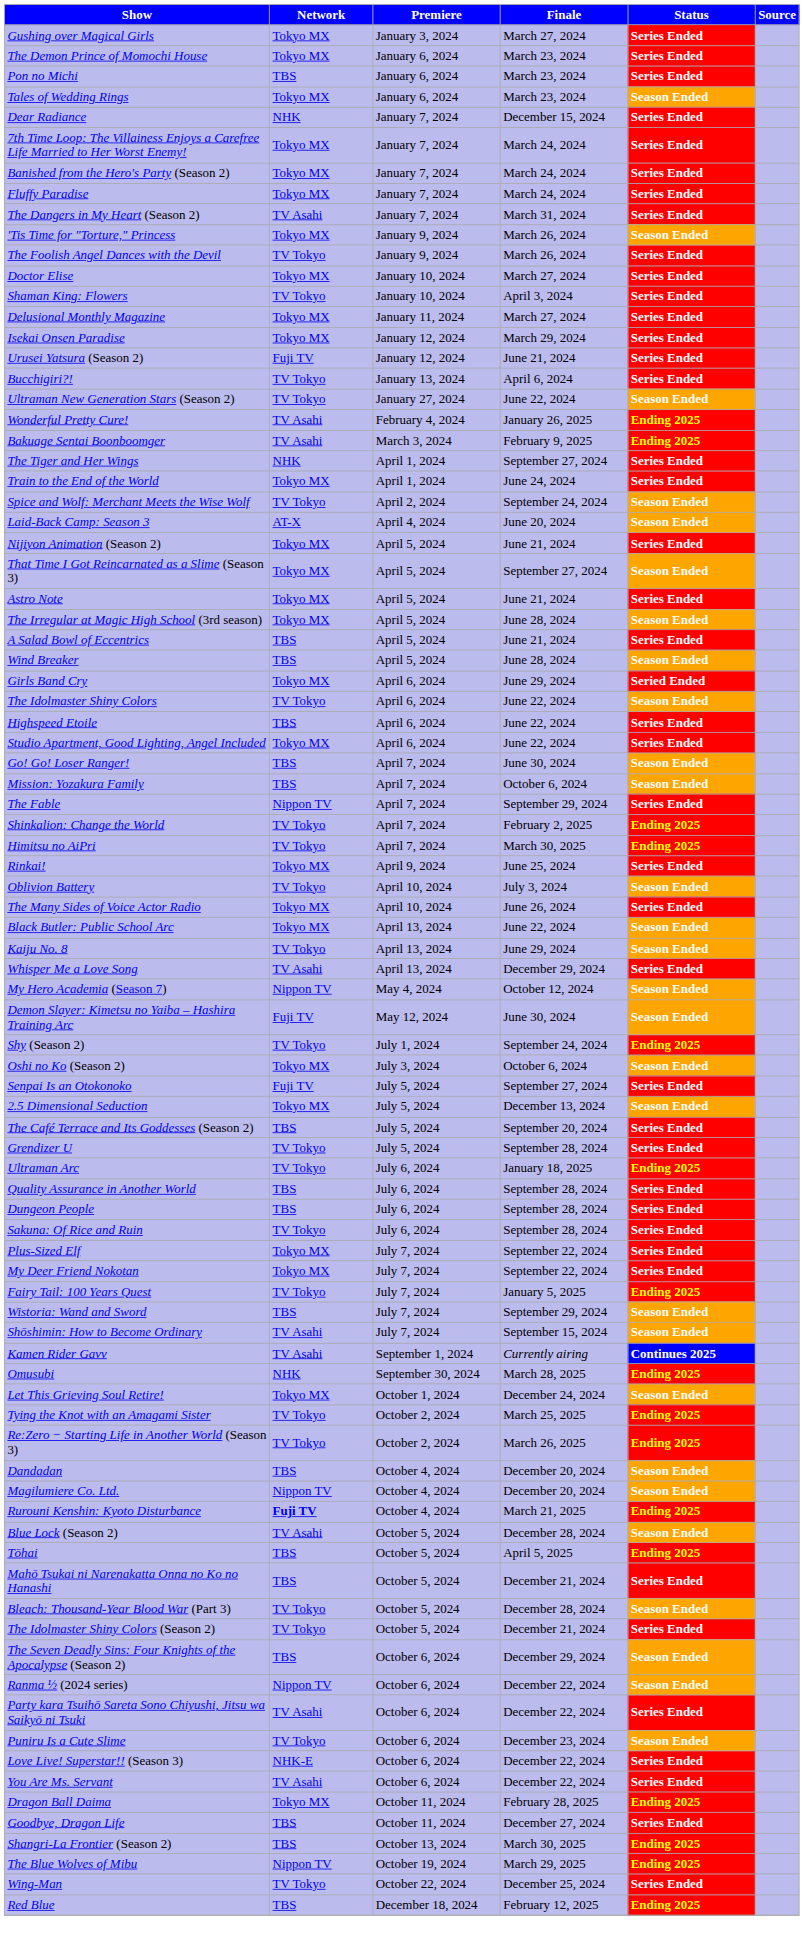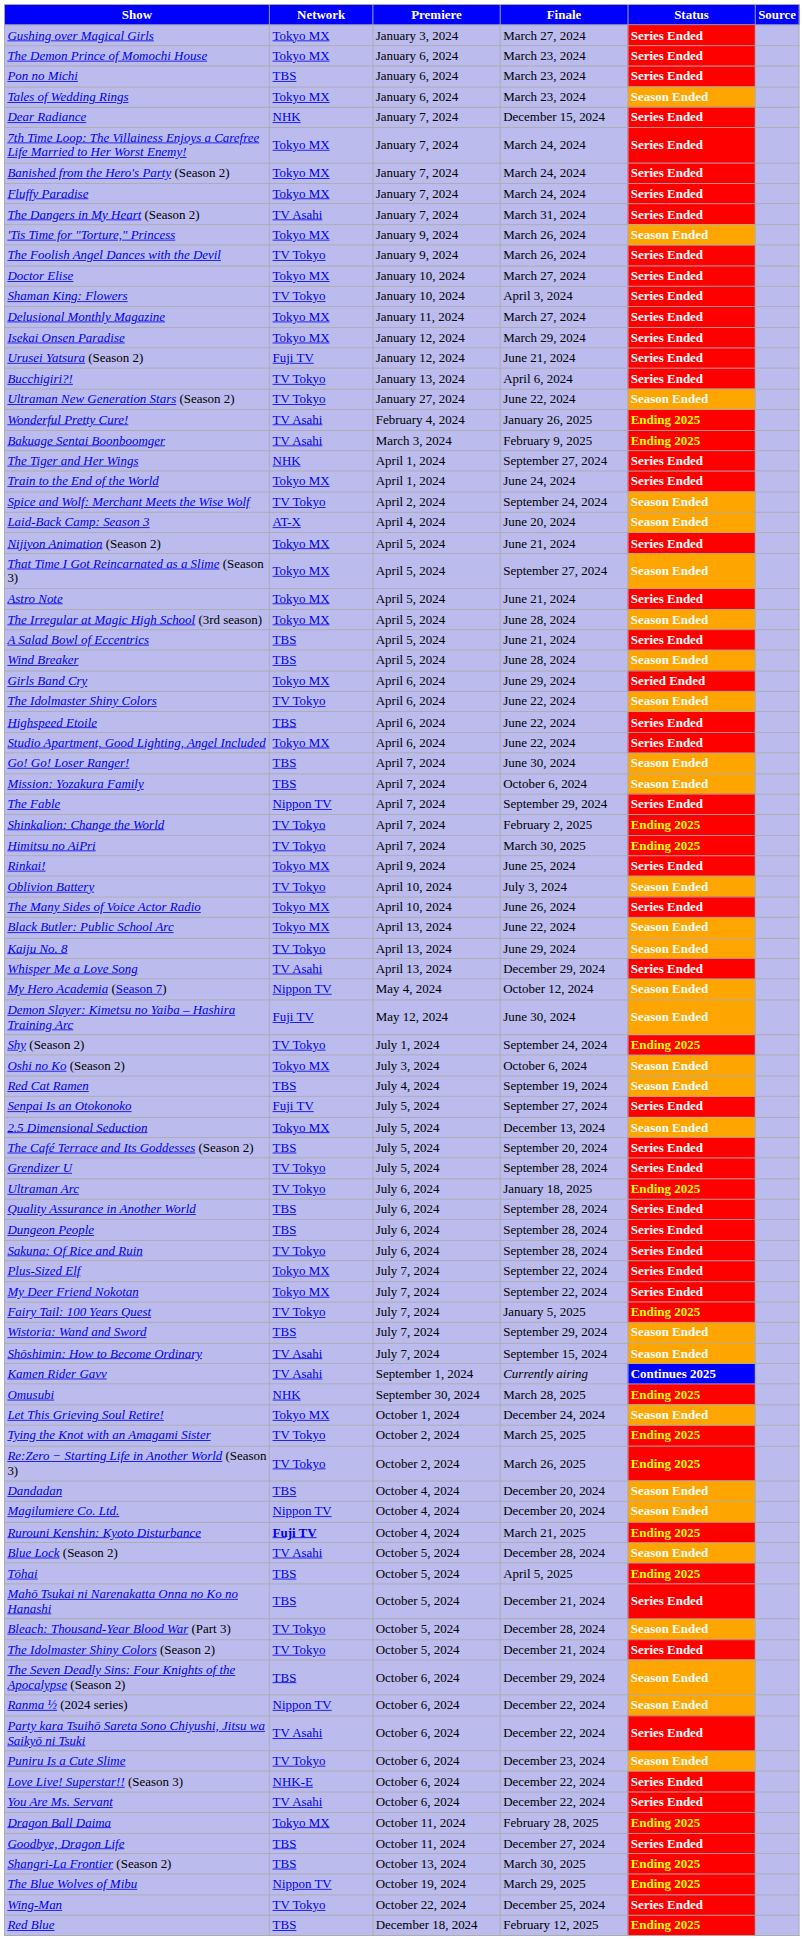+ row: (48, 1086)
